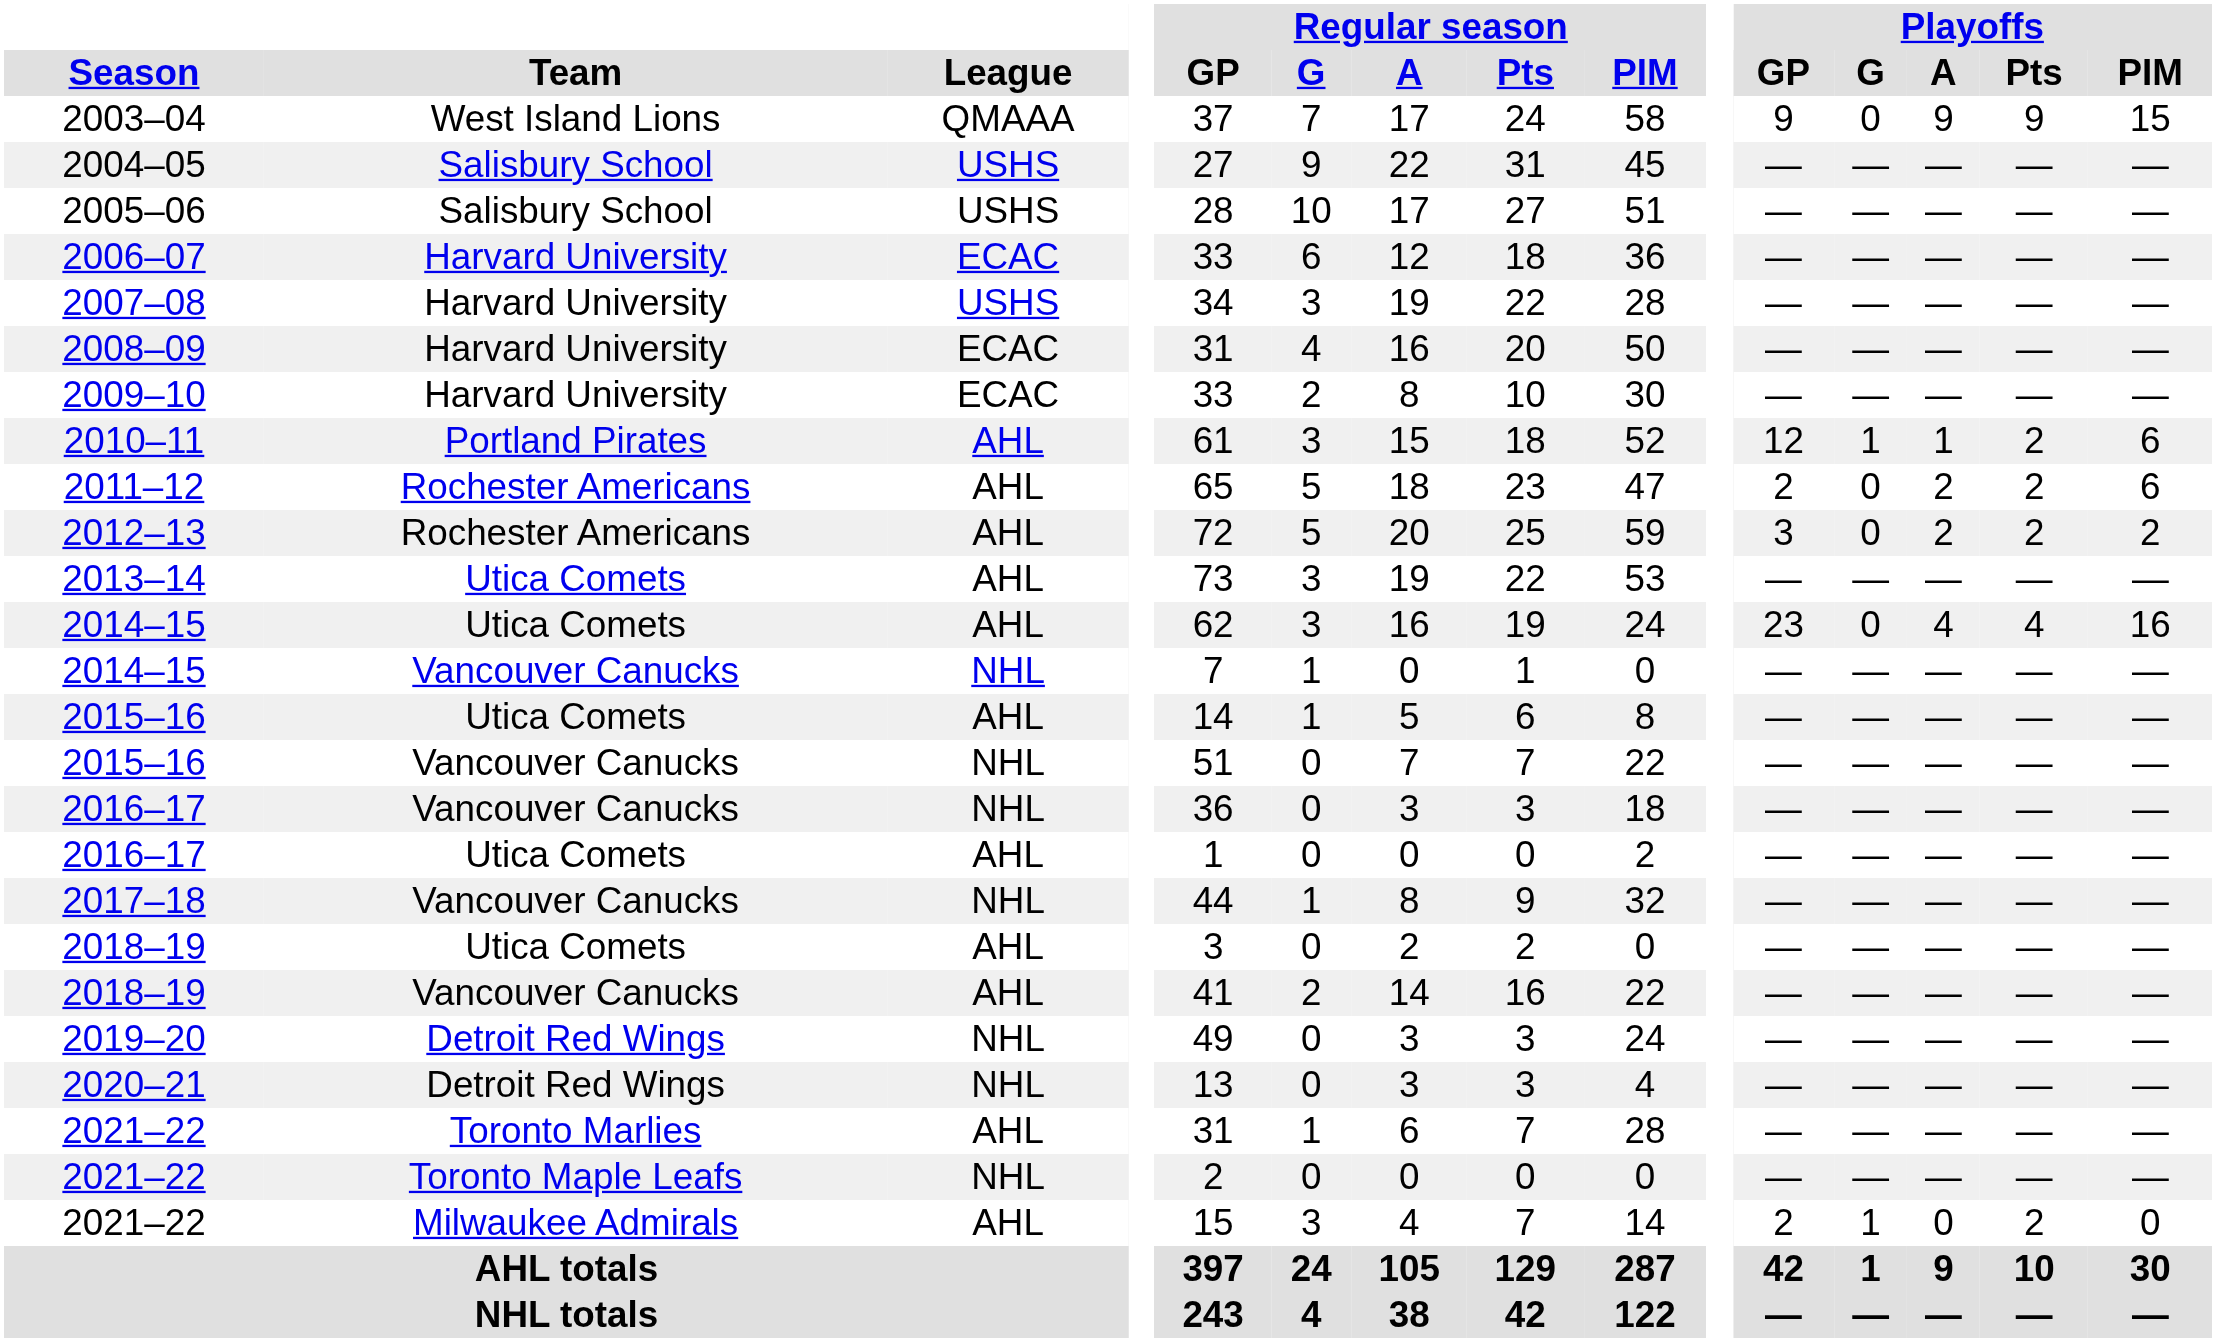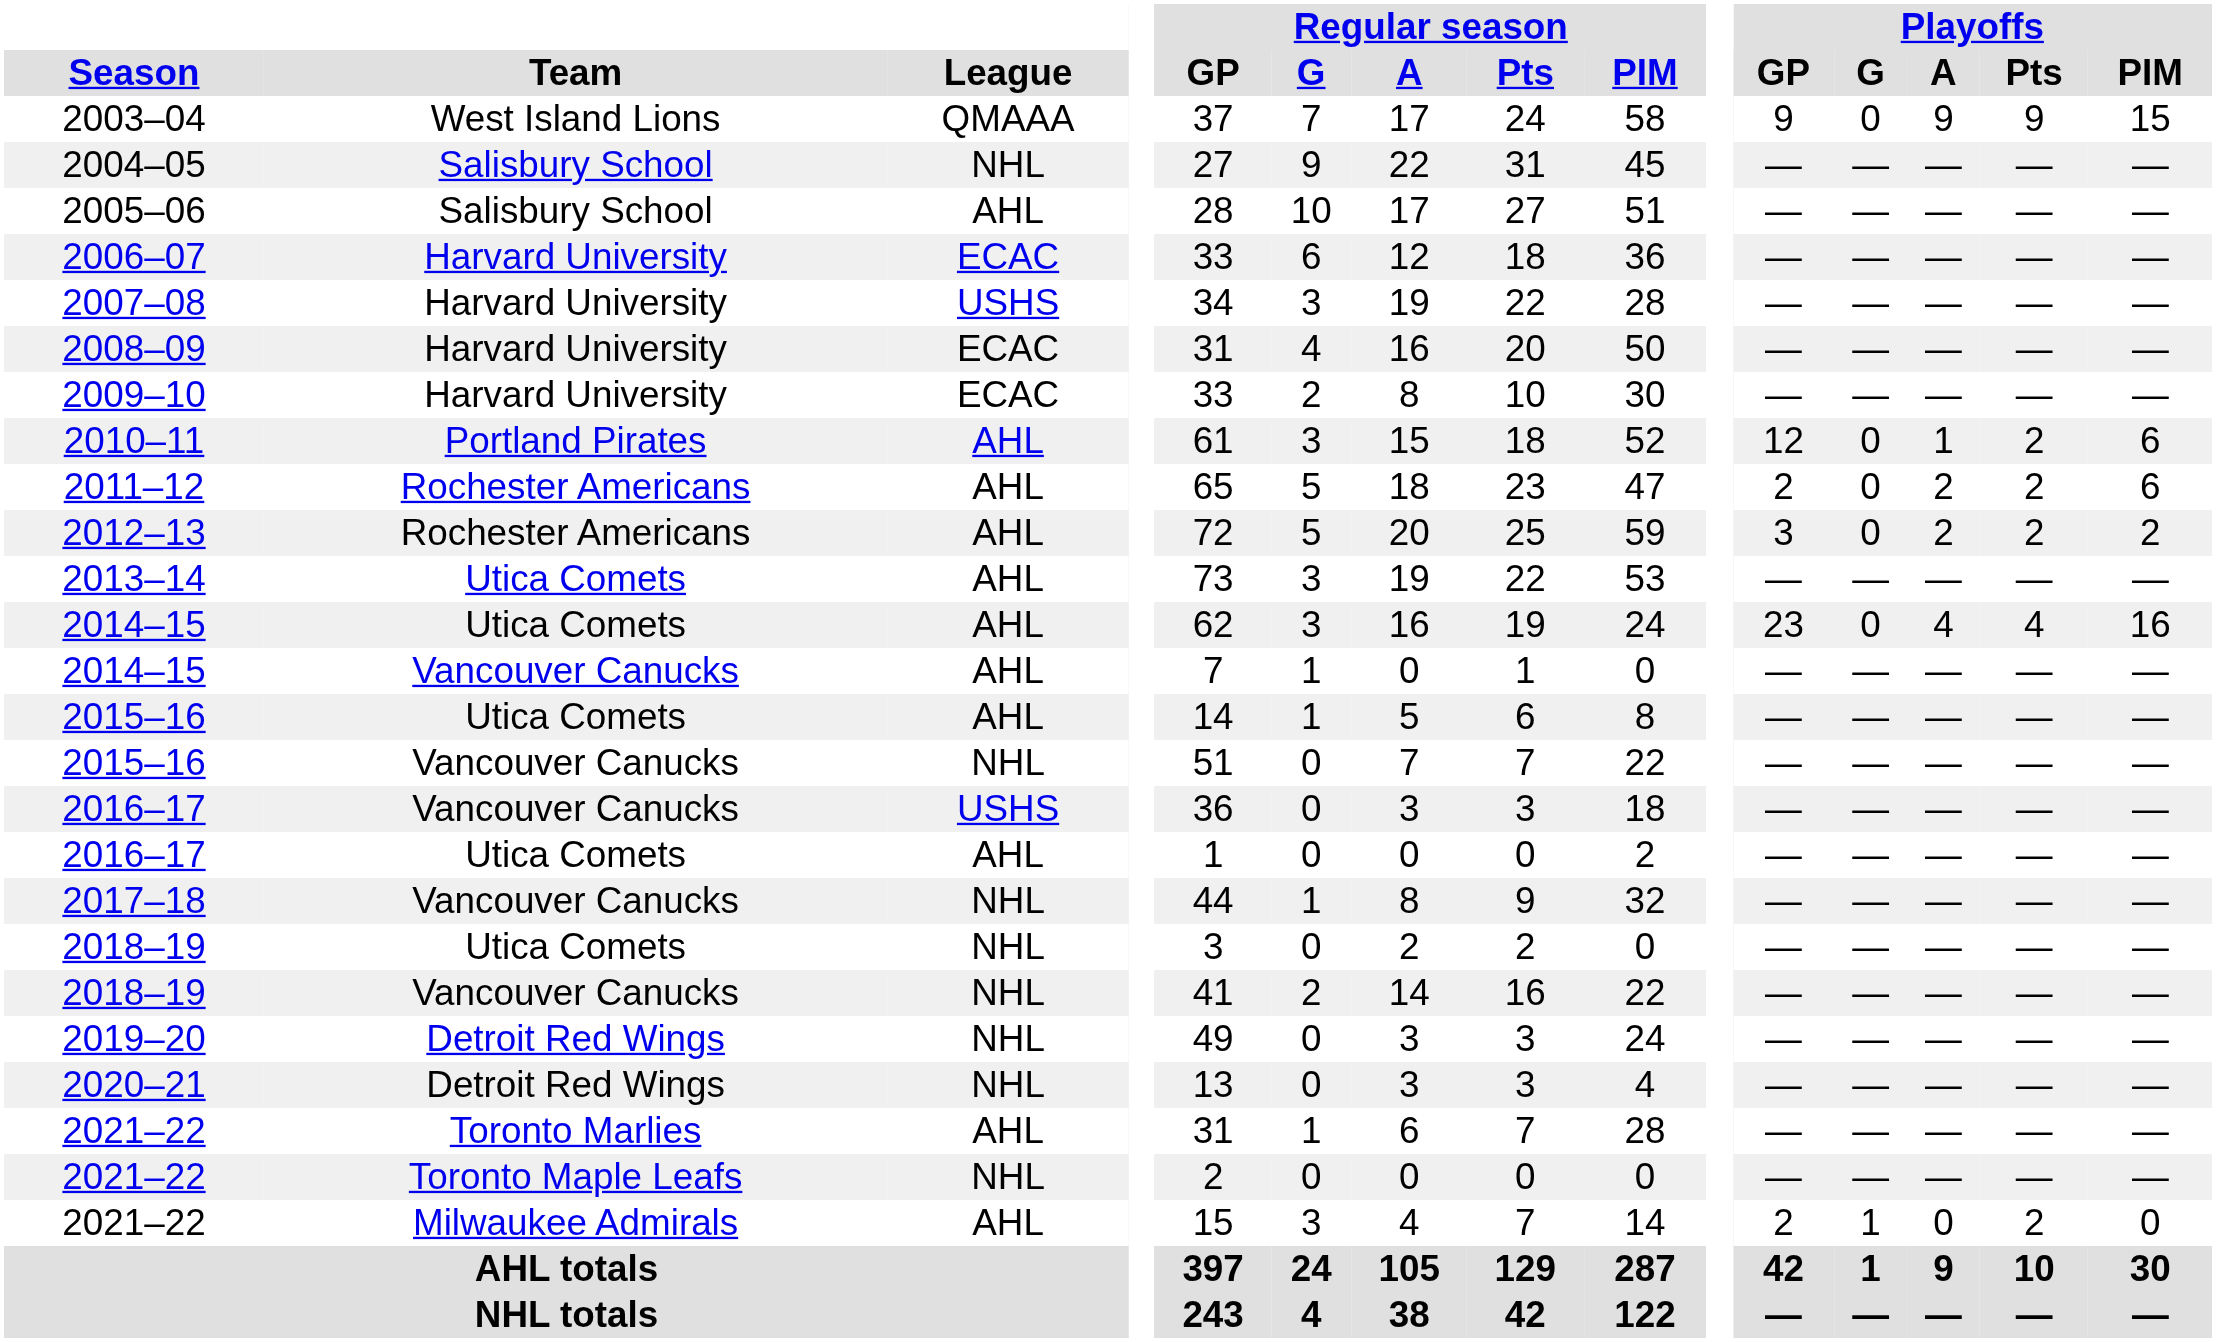(1008, 164) USHS -> (1008, 164) NHL
(1008, 210) USHS -> (1008, 210) AHL
(1871, 440) 1 -> (1871, 440) 0
(1008, 670) NHL -> (1008, 670) AHL
(1008, 808) NHL -> (1008, 808) USHS
(1008, 946) AHL -> (1008, 946) NHL
(1008, 992) AHL -> (1008, 992) NHL
